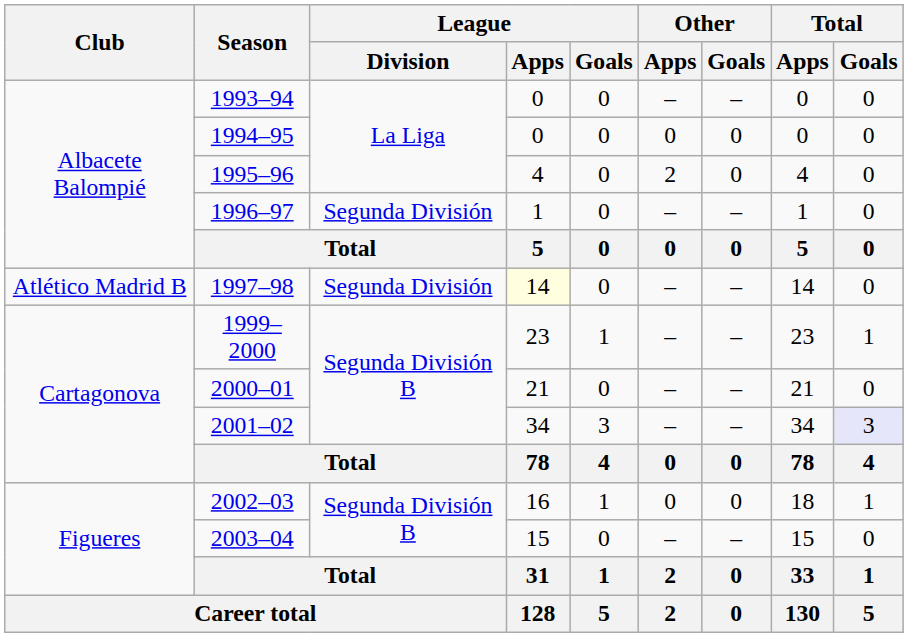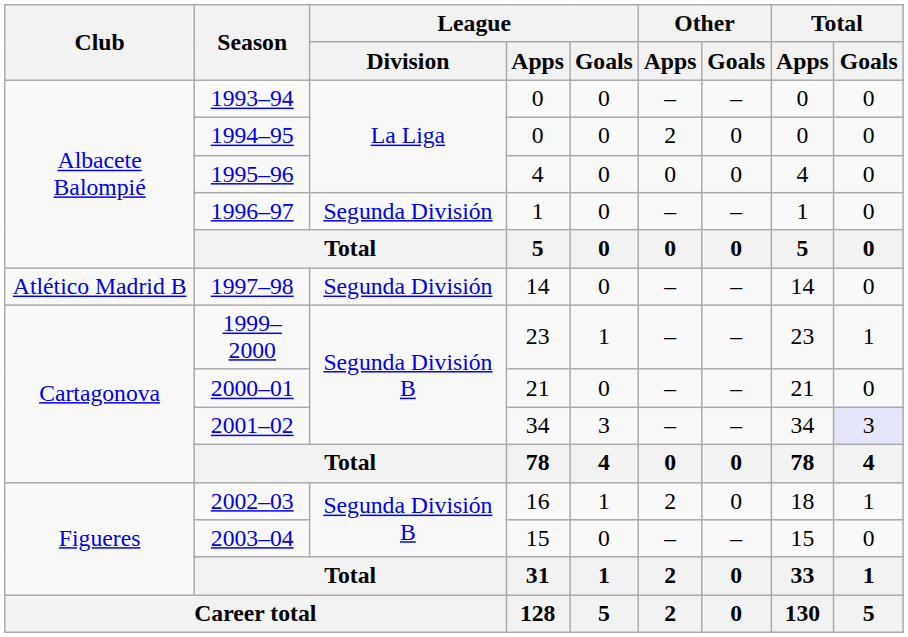(670, 135) 0 -> (670, 135) 2
(670, 173) 2 -> (670, 173) 0
(538, 286) lightyellow background -> (538, 286) no background
(670, 500) 0 -> (670, 500) 2
